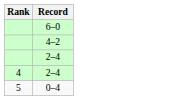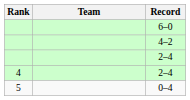+ column: (89, 12)
